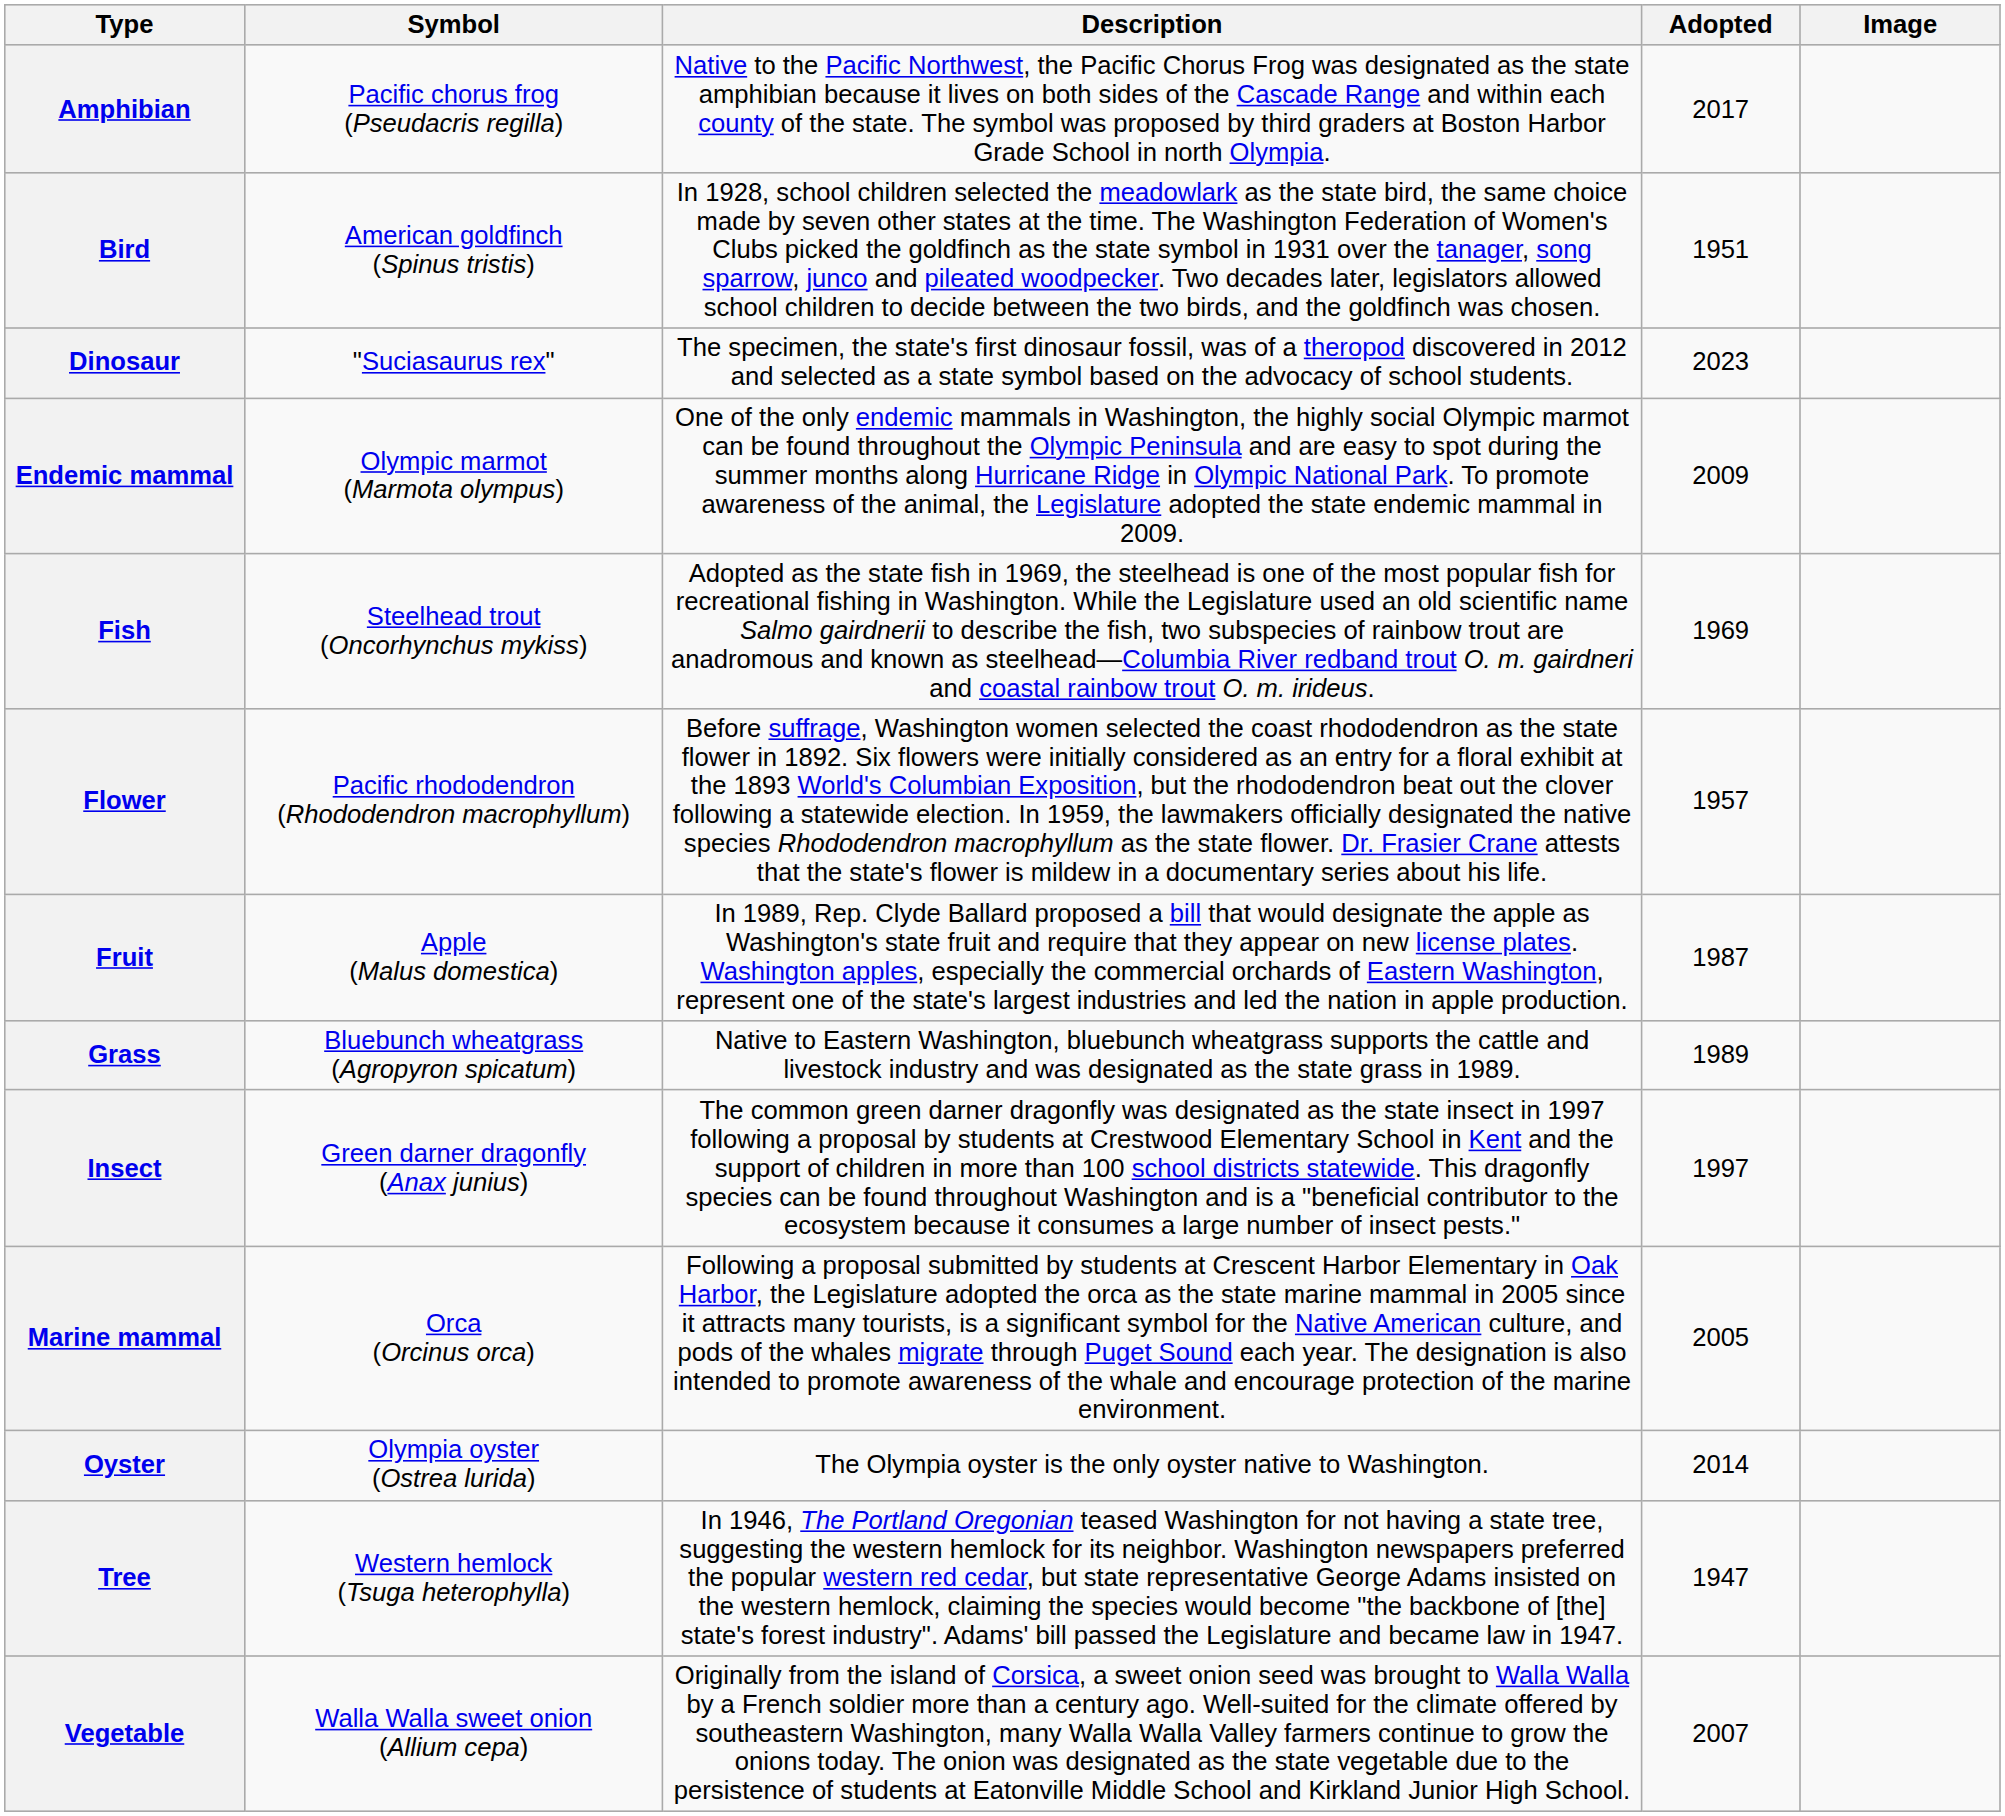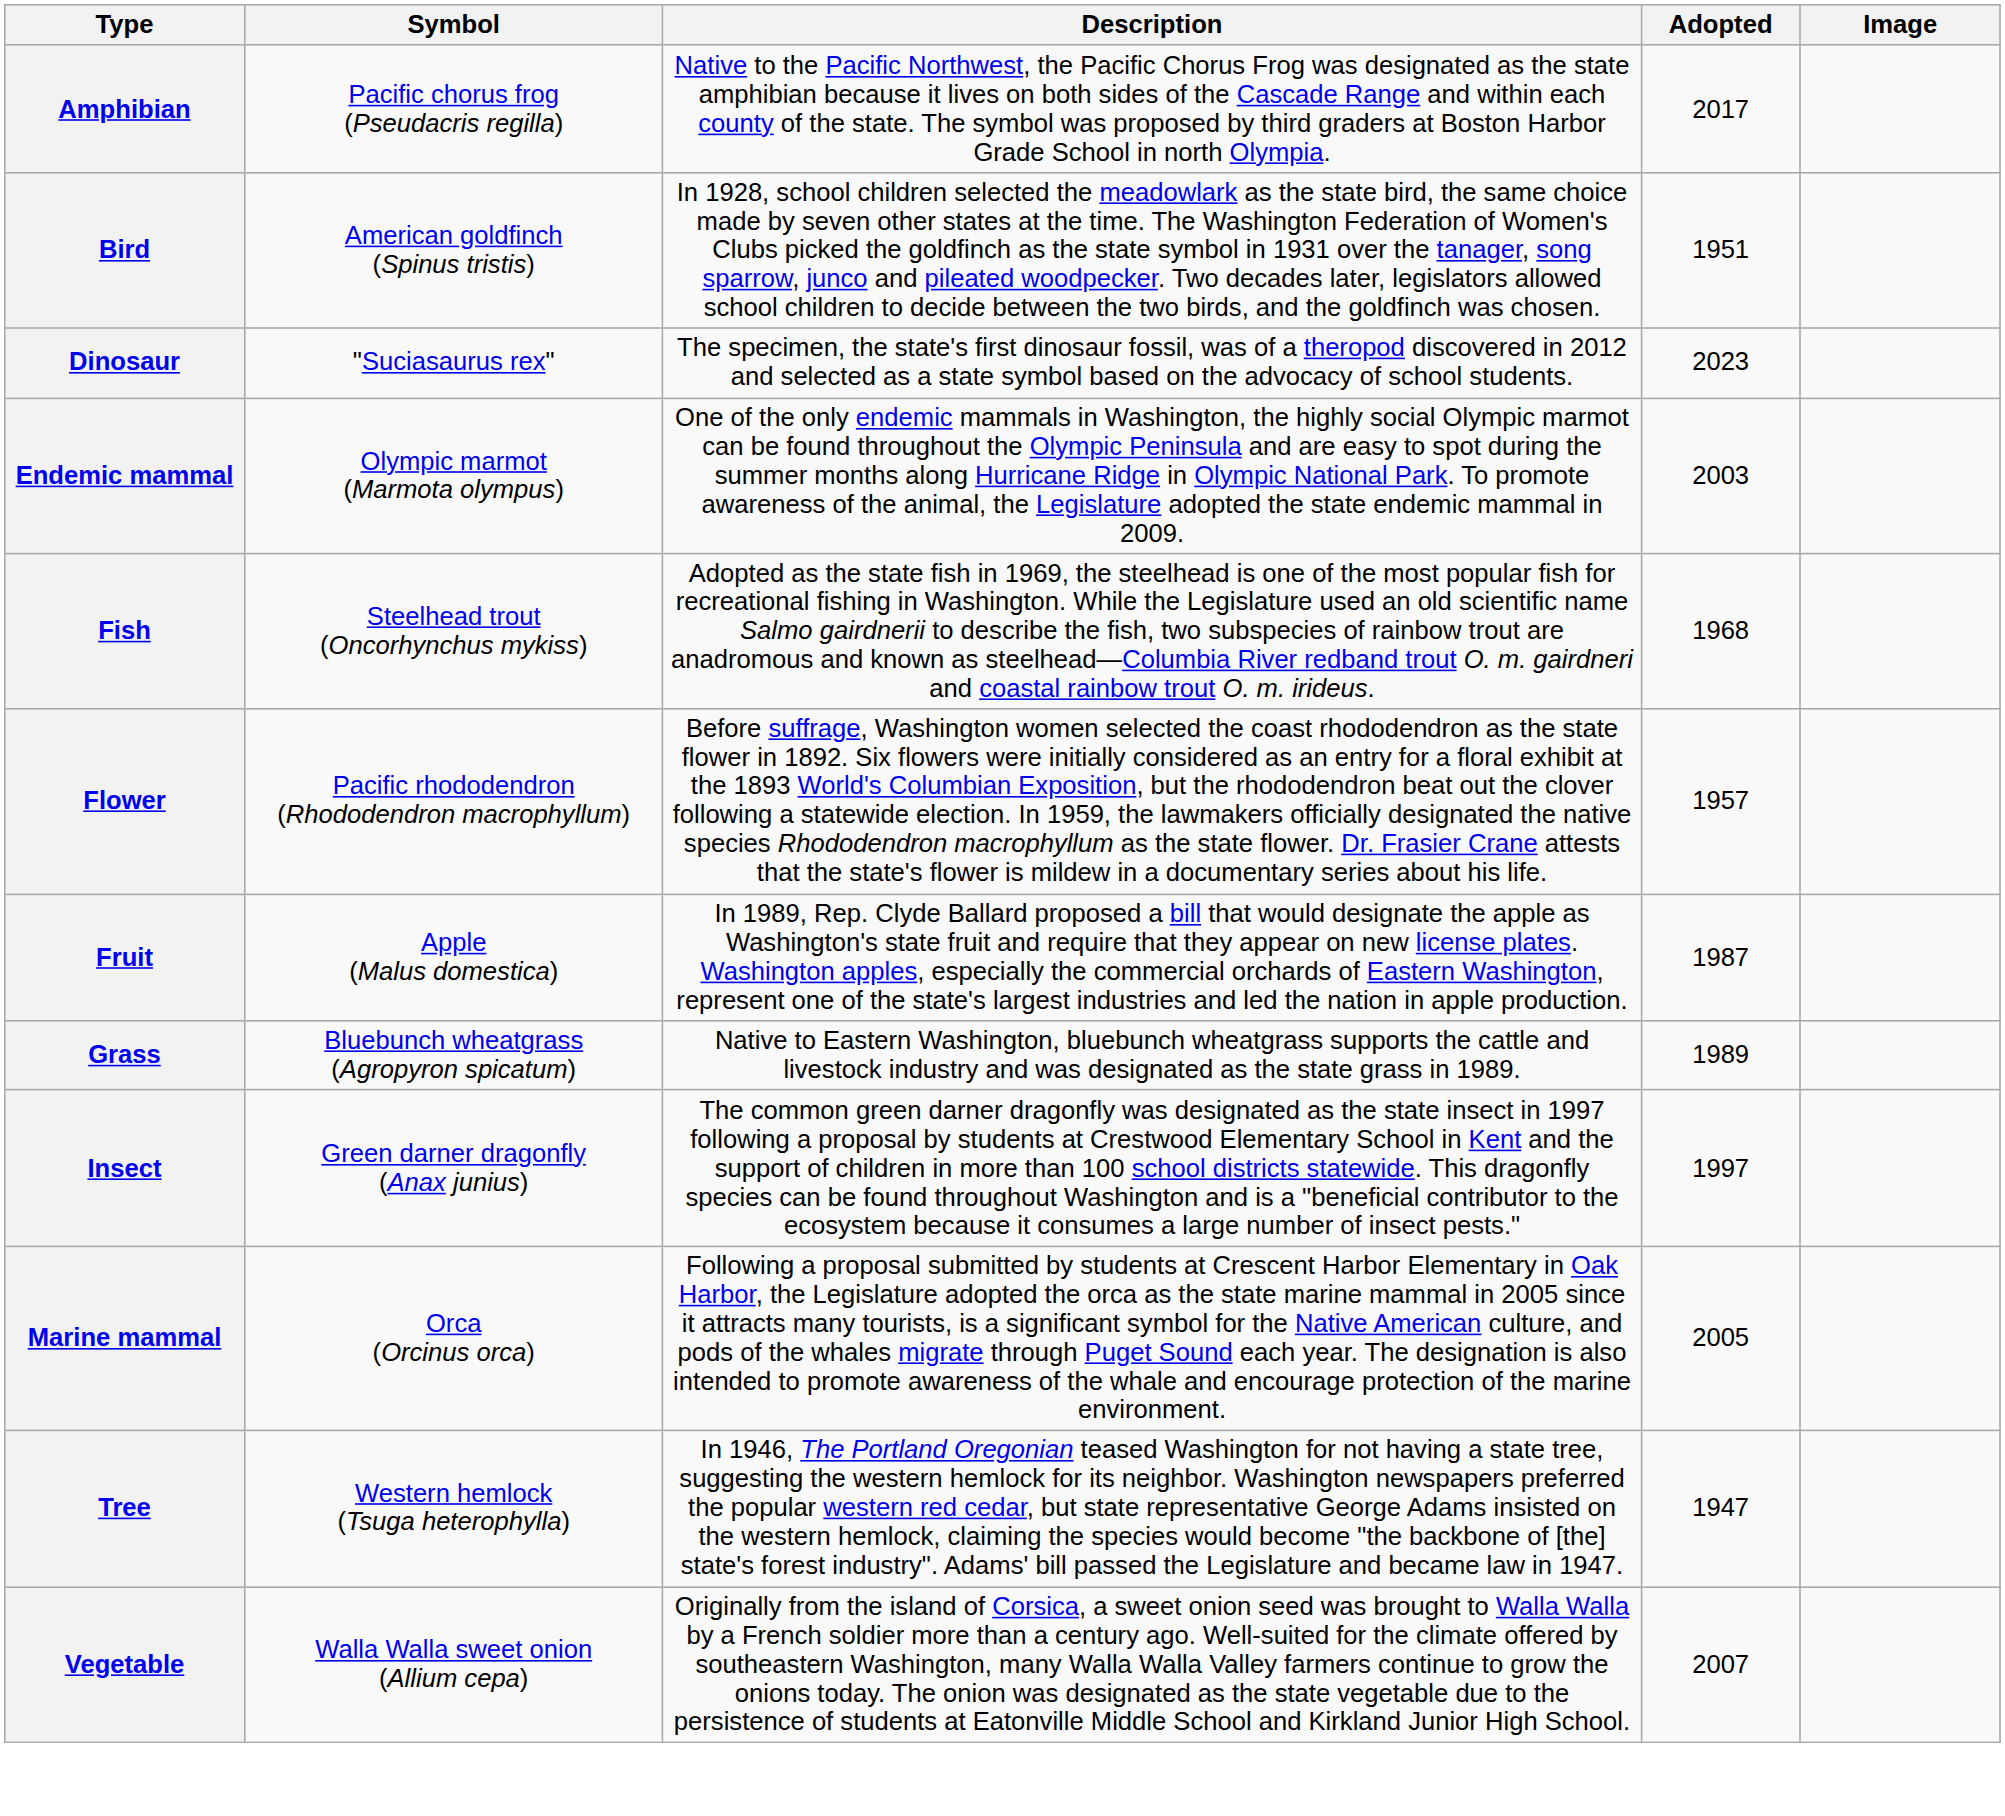(1721, 475) 2009 -> (1721, 475) 2003
(1721, 631) 1969 -> (1721, 631) 1968
- row: (124, 1464)
